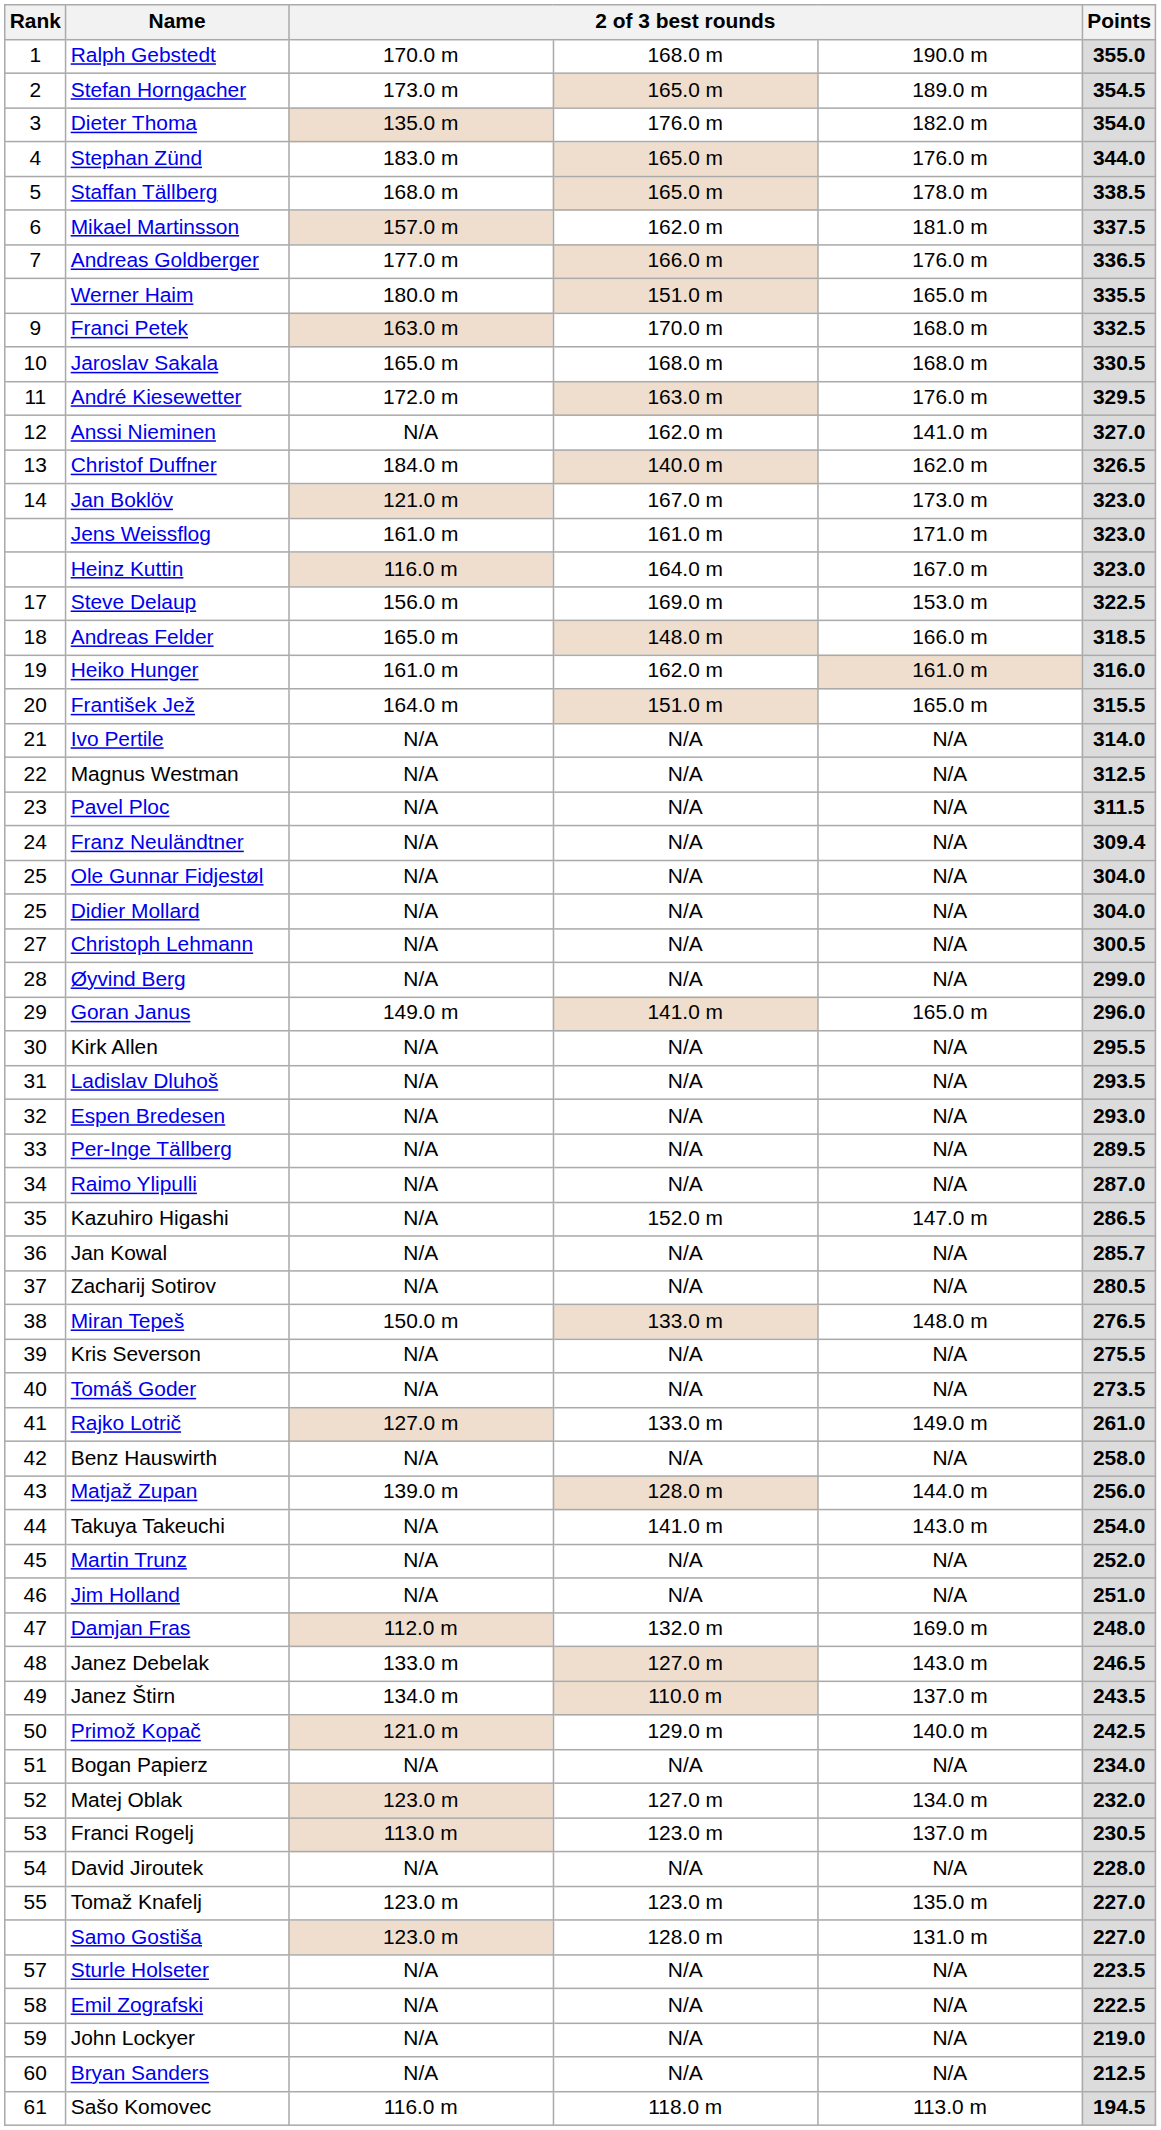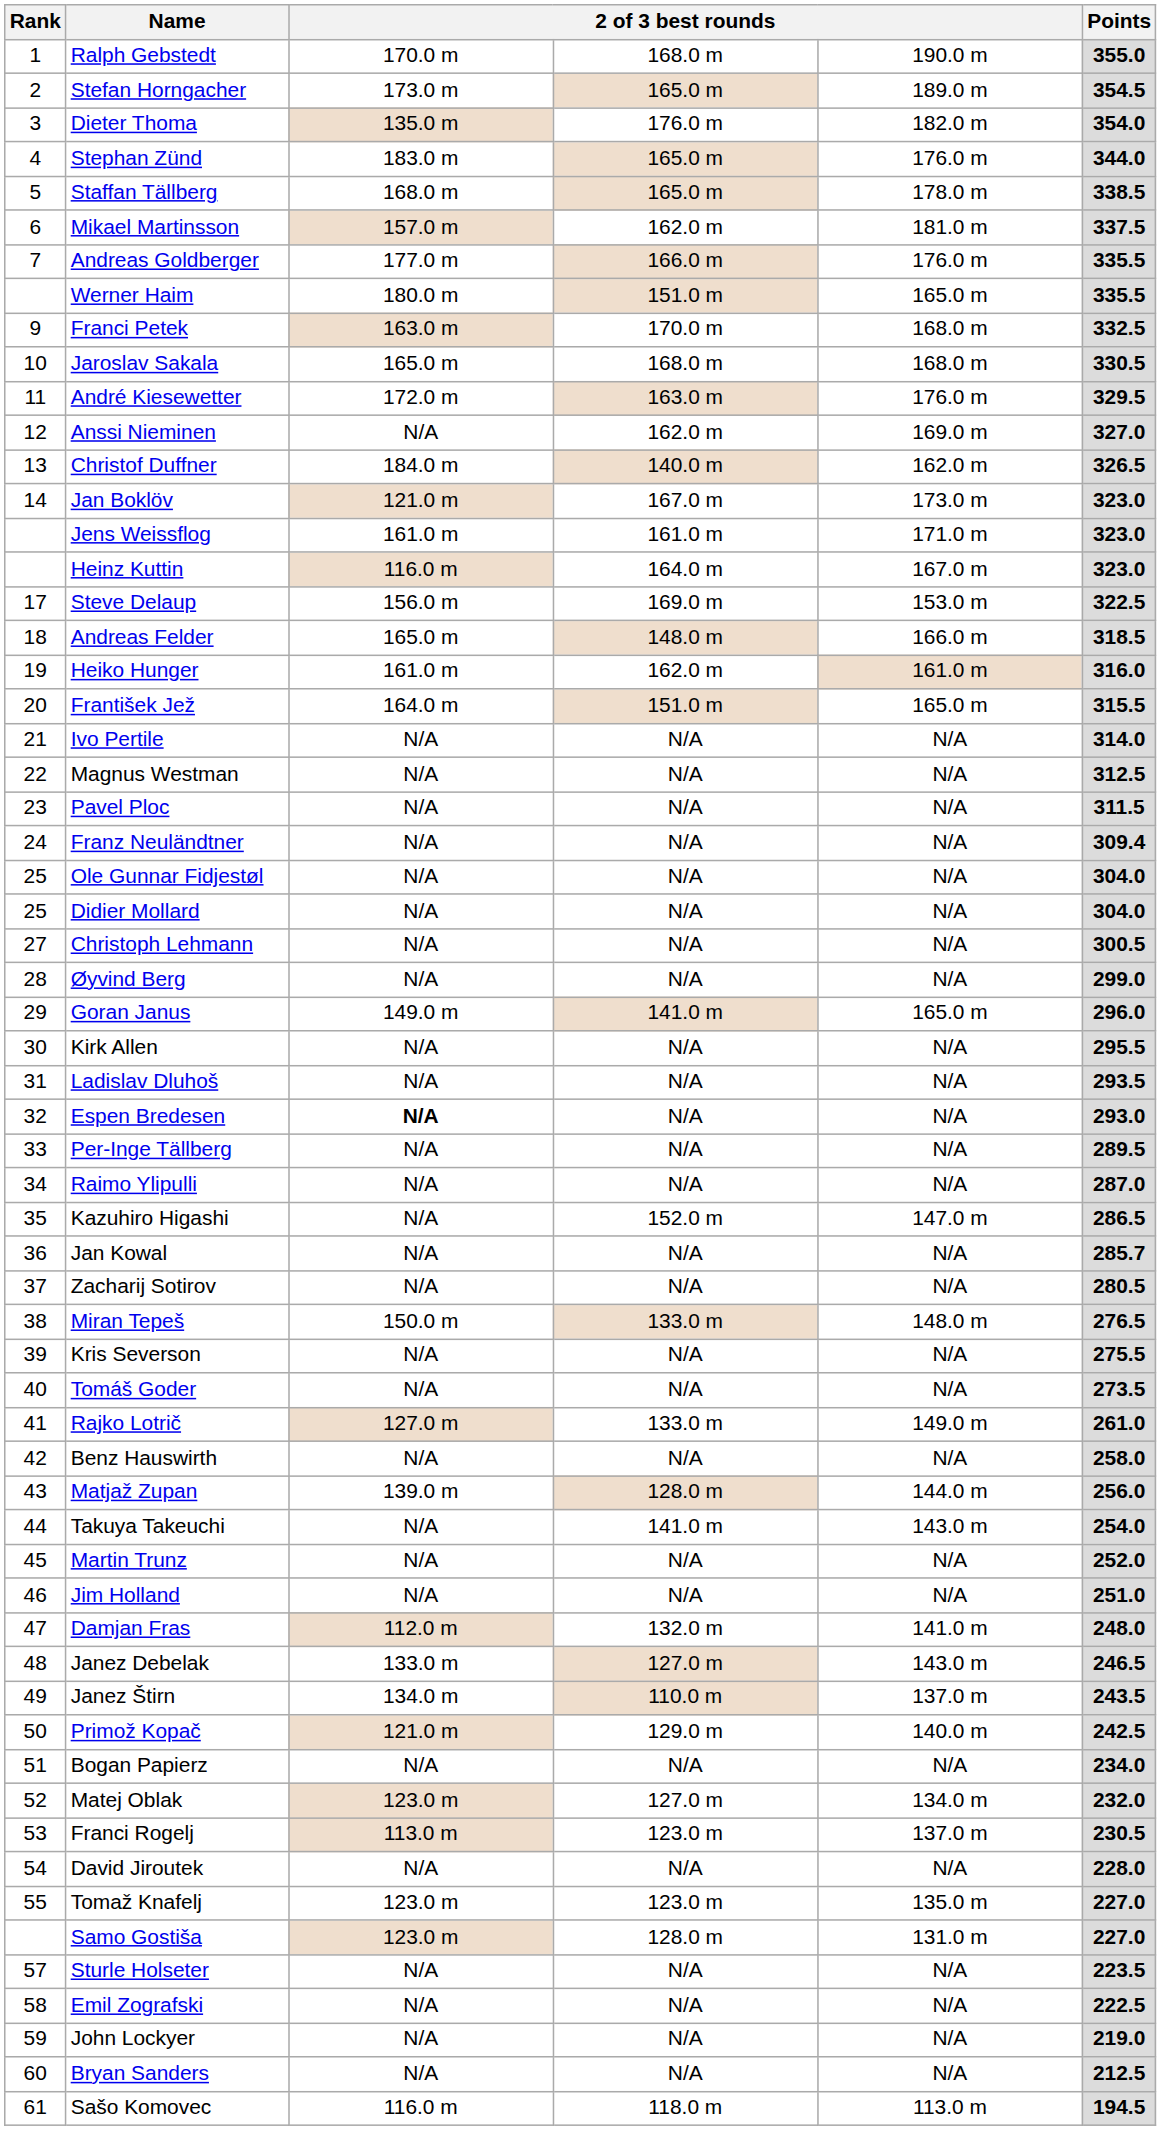(1119, 260) 336.5 -> (1119, 260) 335.5
(950, 431) 141.0 m -> (950, 431) 169.0 m
(421, 1115) normal -> (421, 1115) bold
(950, 1628) 169.0 m -> (950, 1628) 141.0 m
